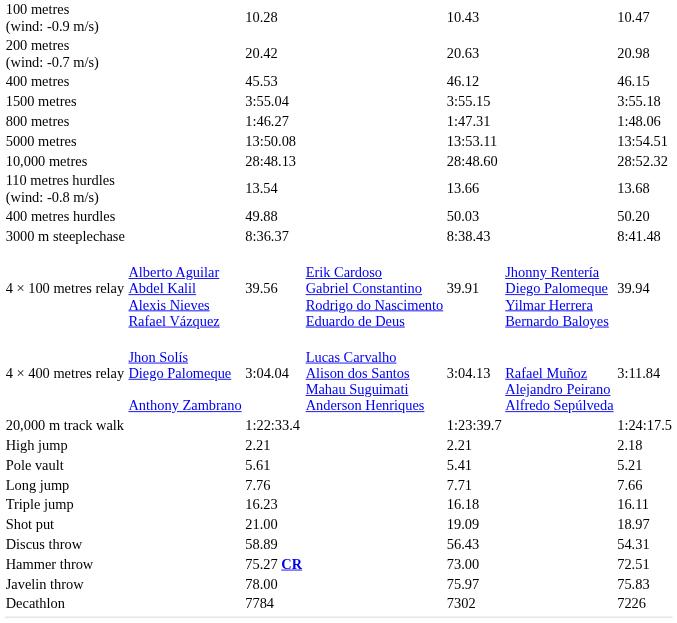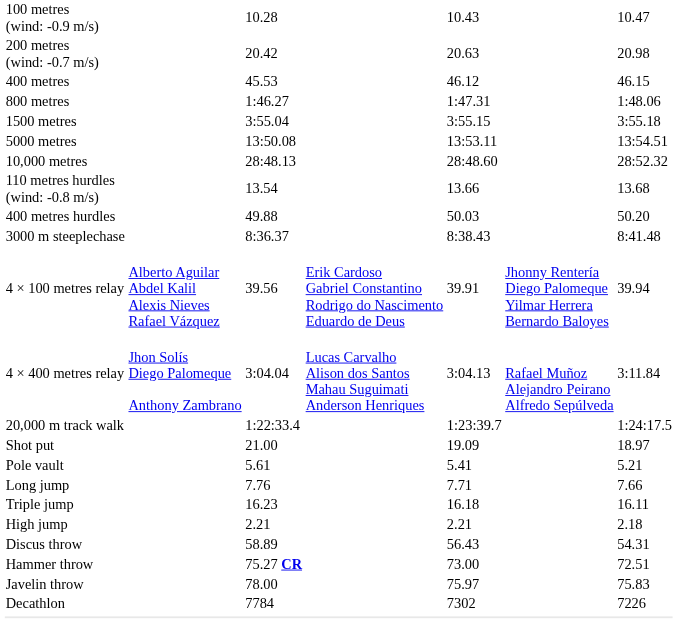rows swapped: (37, 121) <-> (41, 101)
rows swapped: (37, 445) <-> (30, 524)
